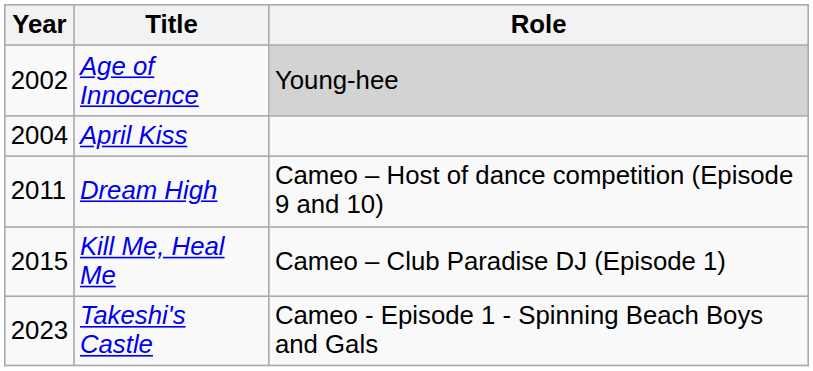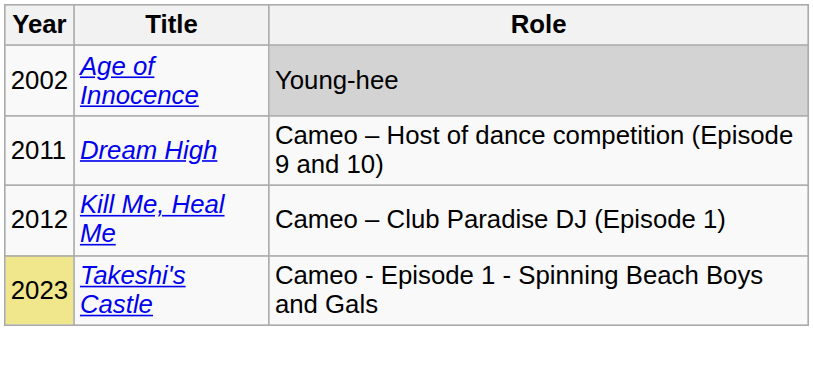- row: (134, 135)
(39, 260) 2015 -> (39, 219) 2012
(39, 330) no background -> (39, 289) khaki background
